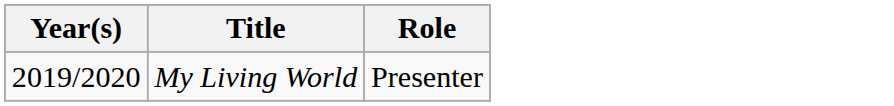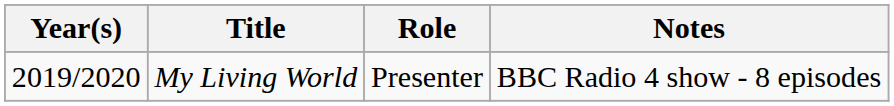+ column: (689, 28)
